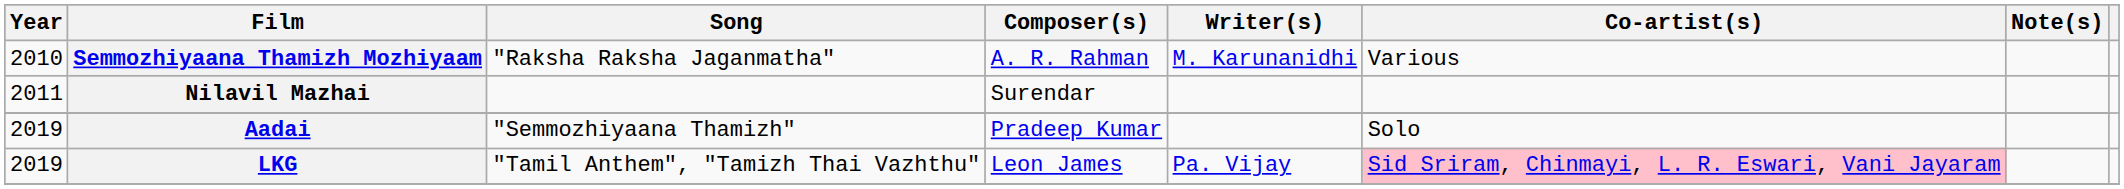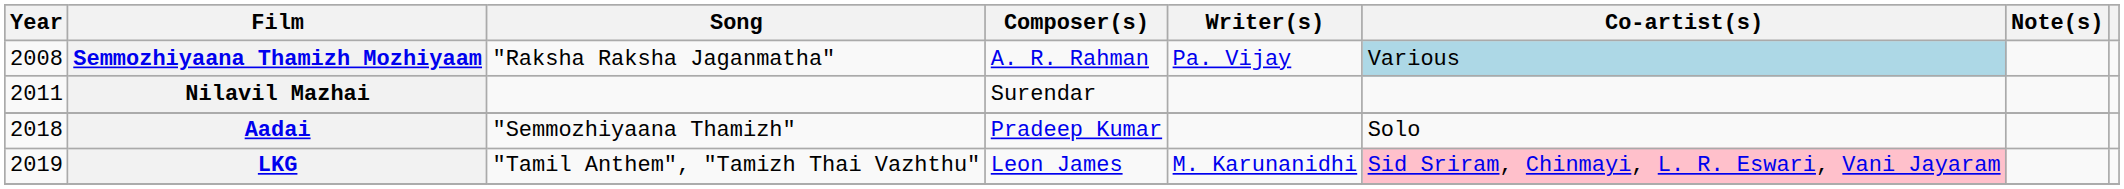(36, 59) 2010 -> (36, 59) 2008
(1265, 59) M. Karunanidhi -> (1232, 59) Pa. Vijay
(1414, 59) no background -> (1414, 59) lightblue background
(36, 130) 2019 -> (36, 130) 2018
(1232, 166) Pa. Vijay -> (1265, 166) M. Karunanidhi
